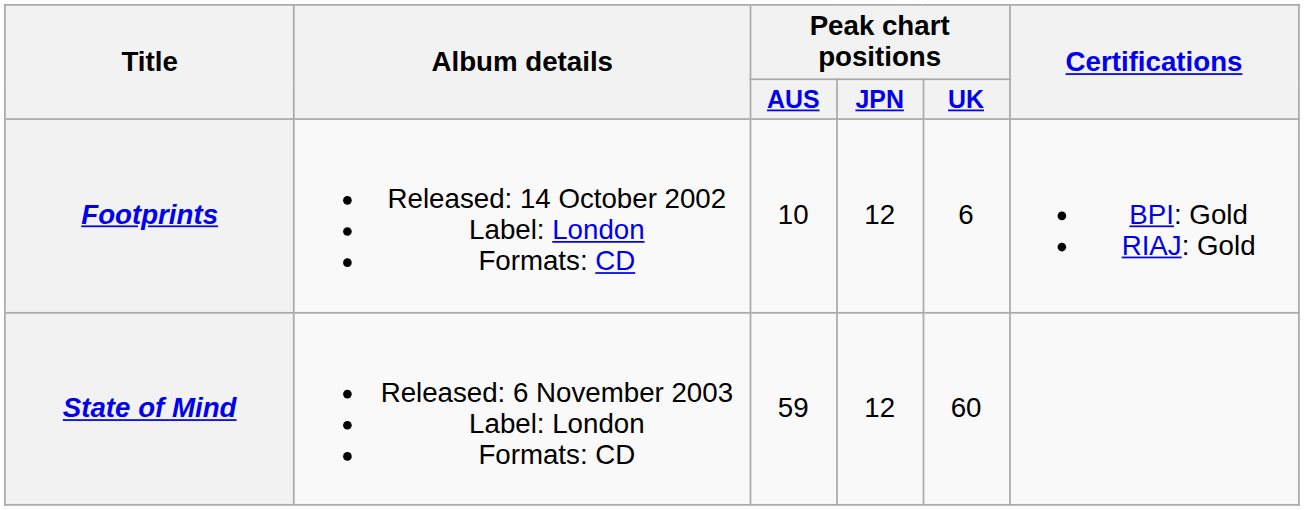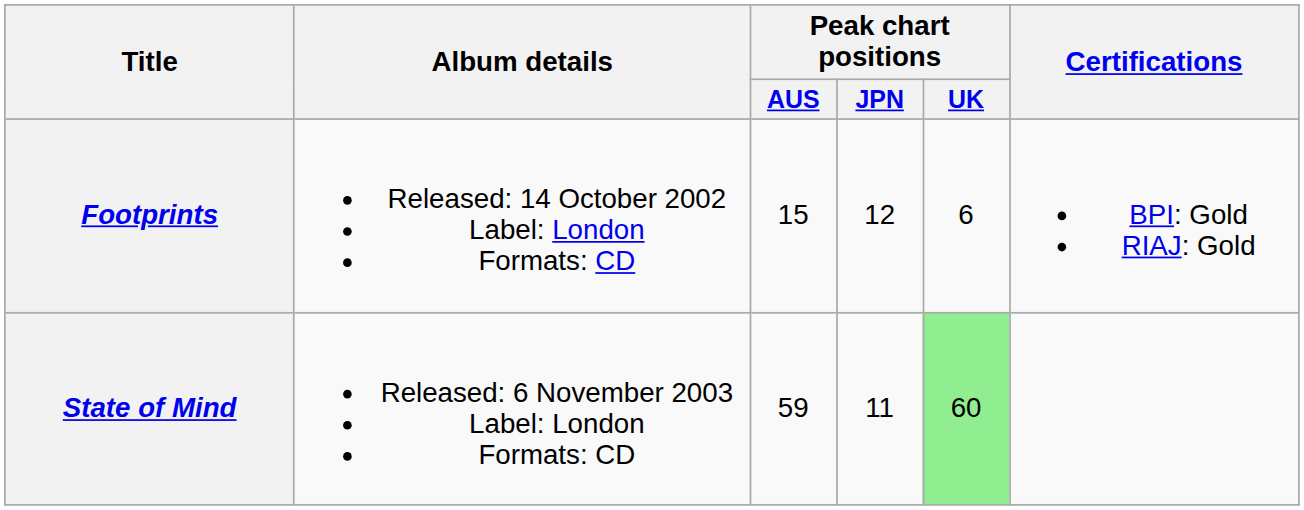(793, 215) 10 -> (793, 215) 15
(880, 407) 12 -> (880, 407) 11
(966, 407) no background -> (966, 407) lightgreen background
